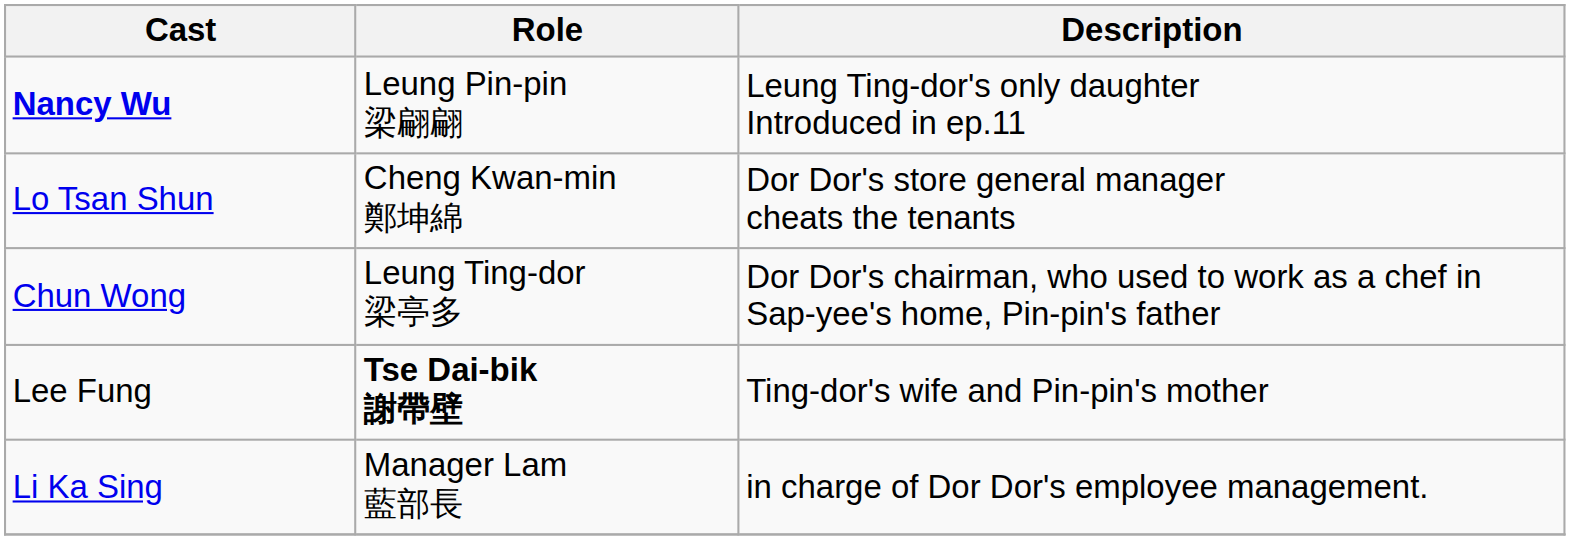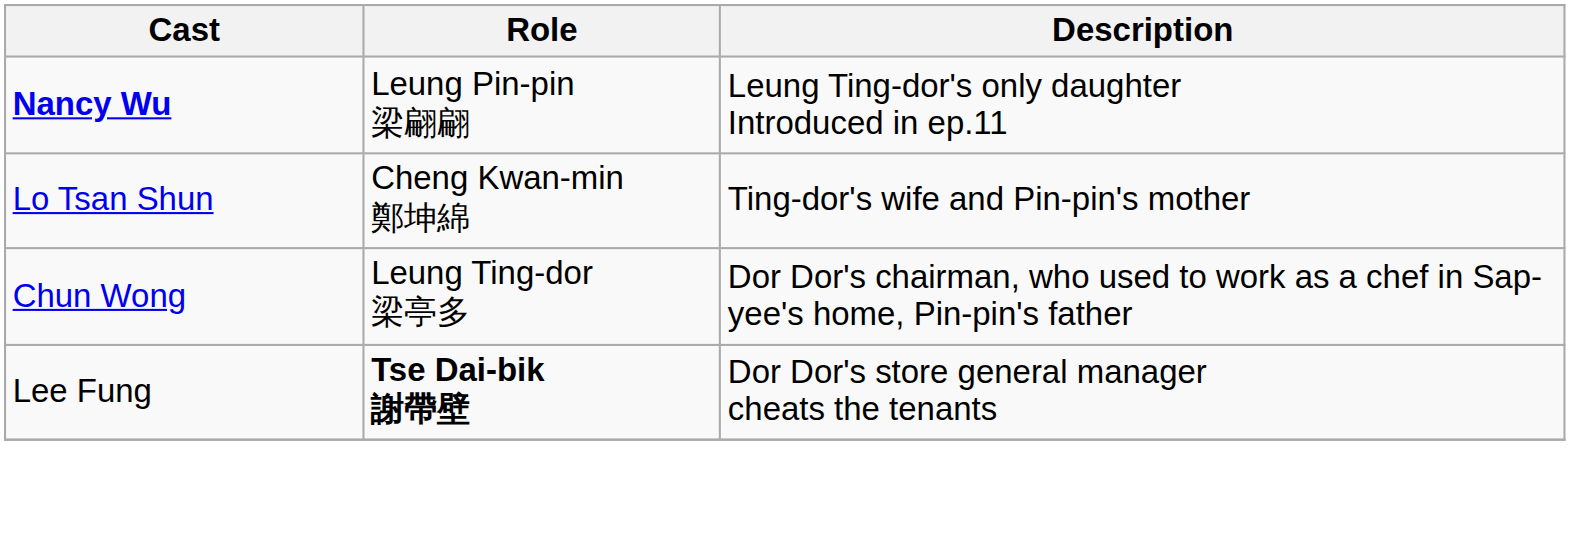(986, 200) Dor Dor's store general manager cheats the tenants -> (989, 200) Ting-dor's wife and Pin-pin's mother
(1007, 391) Ting-dor's wife and Pin-pin's mother -> (967, 391) Dor Dor's store general manager cheats the tenants
- row: (88, 486)
